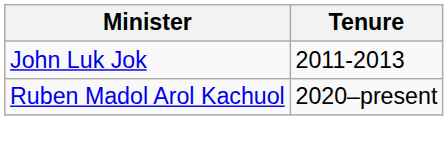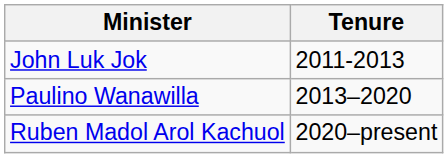+ row: (104, 96)
